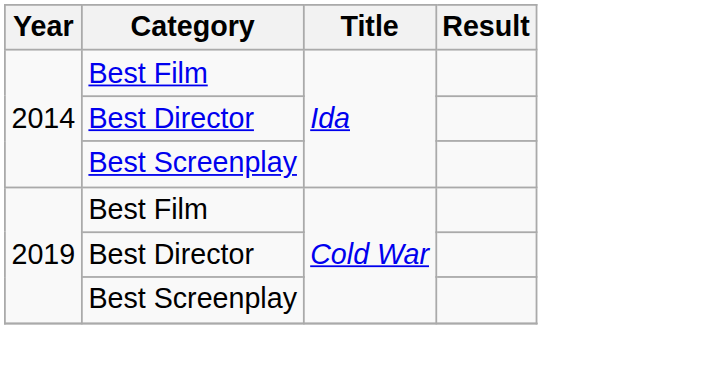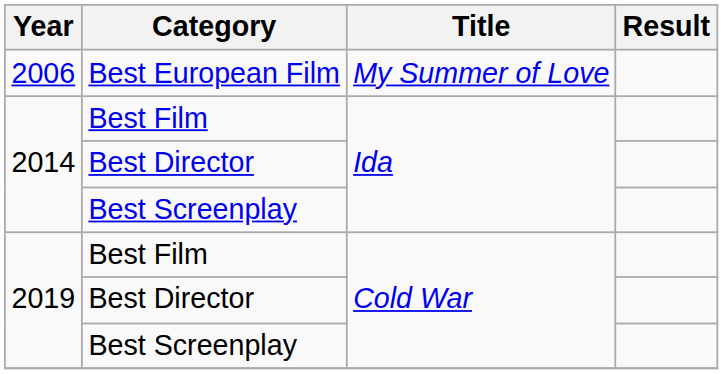+ row: (43, 72)
